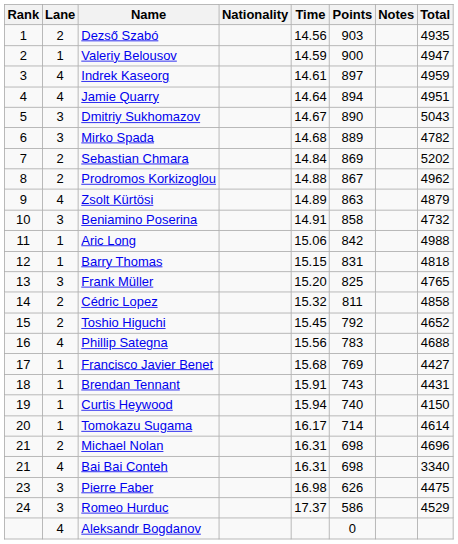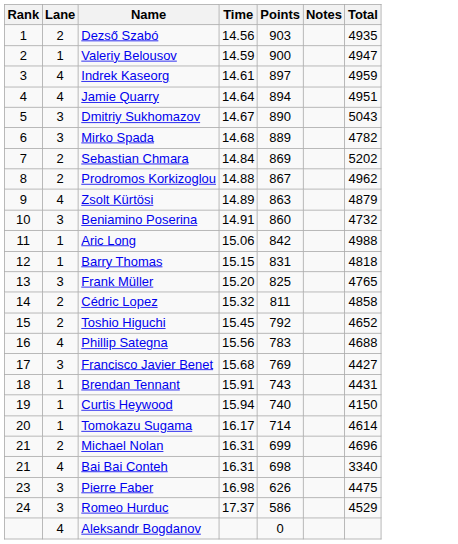- column: (255, 14)
(352, 220) 858 -> (280, 220) 860
(60, 364) 1 -> (60, 364) 3
(352, 446) 698 -> (280, 446) 699
